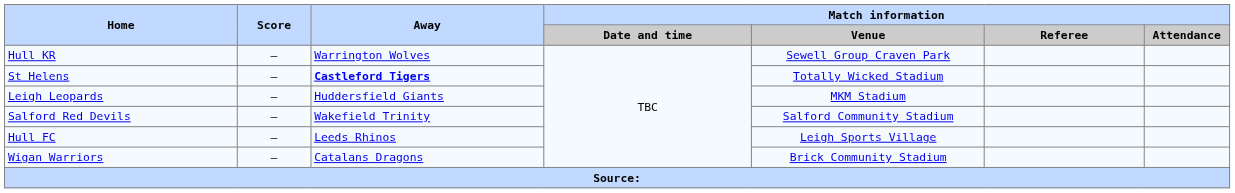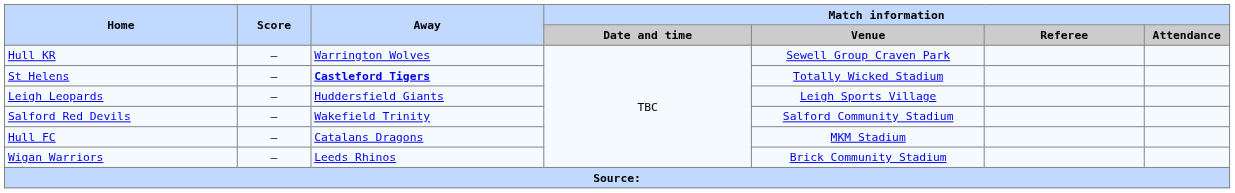(868, 96) MKM Stadium -> (868, 96) Leigh Sports Village
(355, 137) Leeds Rhinos -> (369, 137) Catalans Dragons
(868, 137) Leigh Sports Village -> (868, 137) MKM Stadium
(369, 157) Catalans Dragons -> (355, 157) Leeds Rhinos
